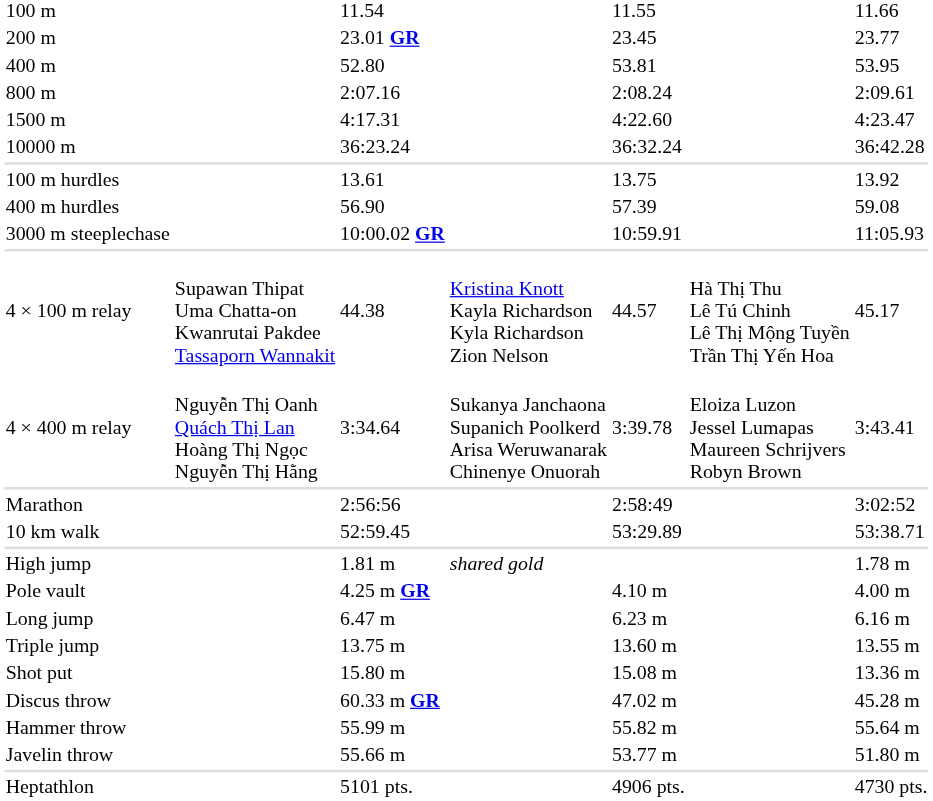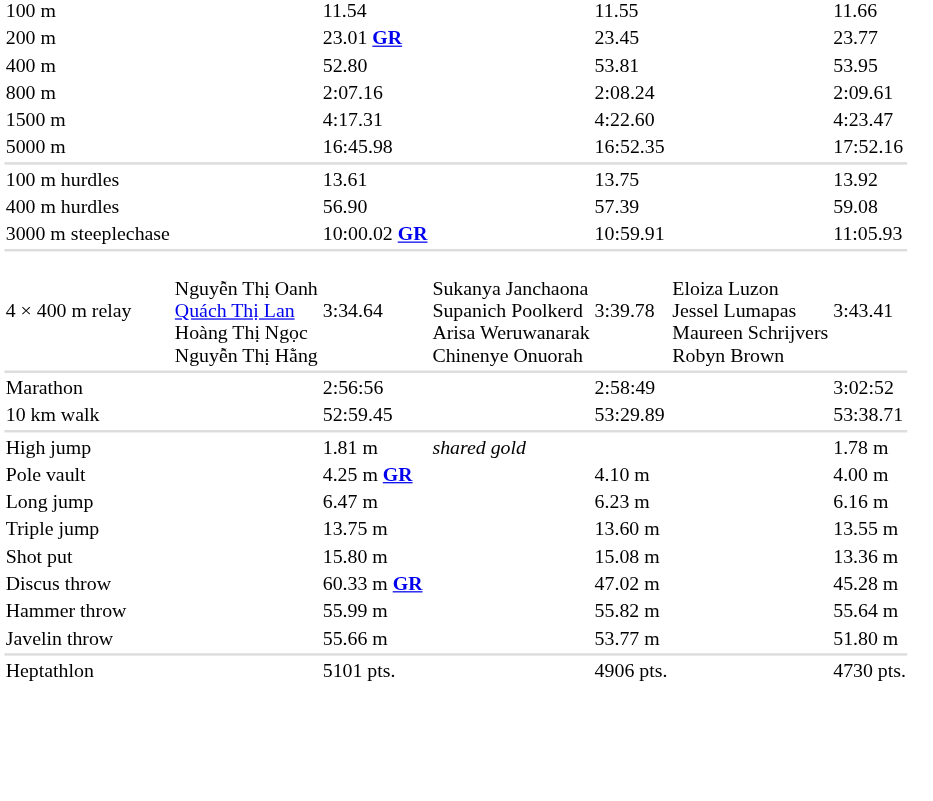+ row: (36, 147)
- row: (41, 147)
- row: (69, 310)
